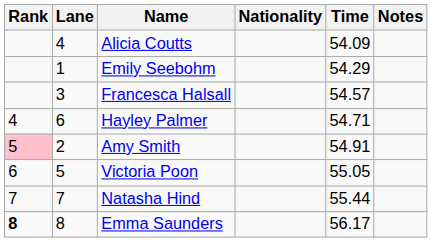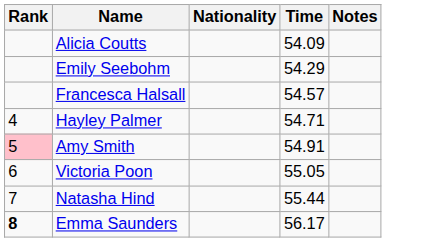- column: (75, 17)
